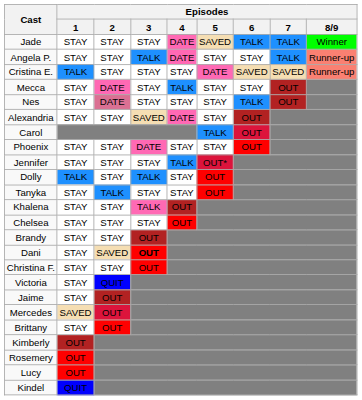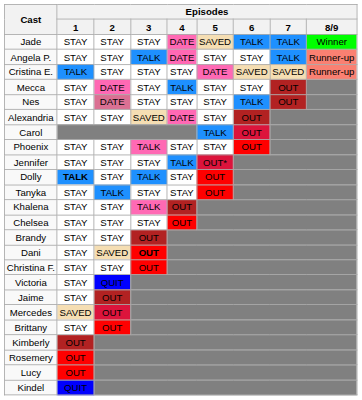(149, 147) DATE -> (149, 147) TALK
(76, 177) normal -> (76, 177) bold
